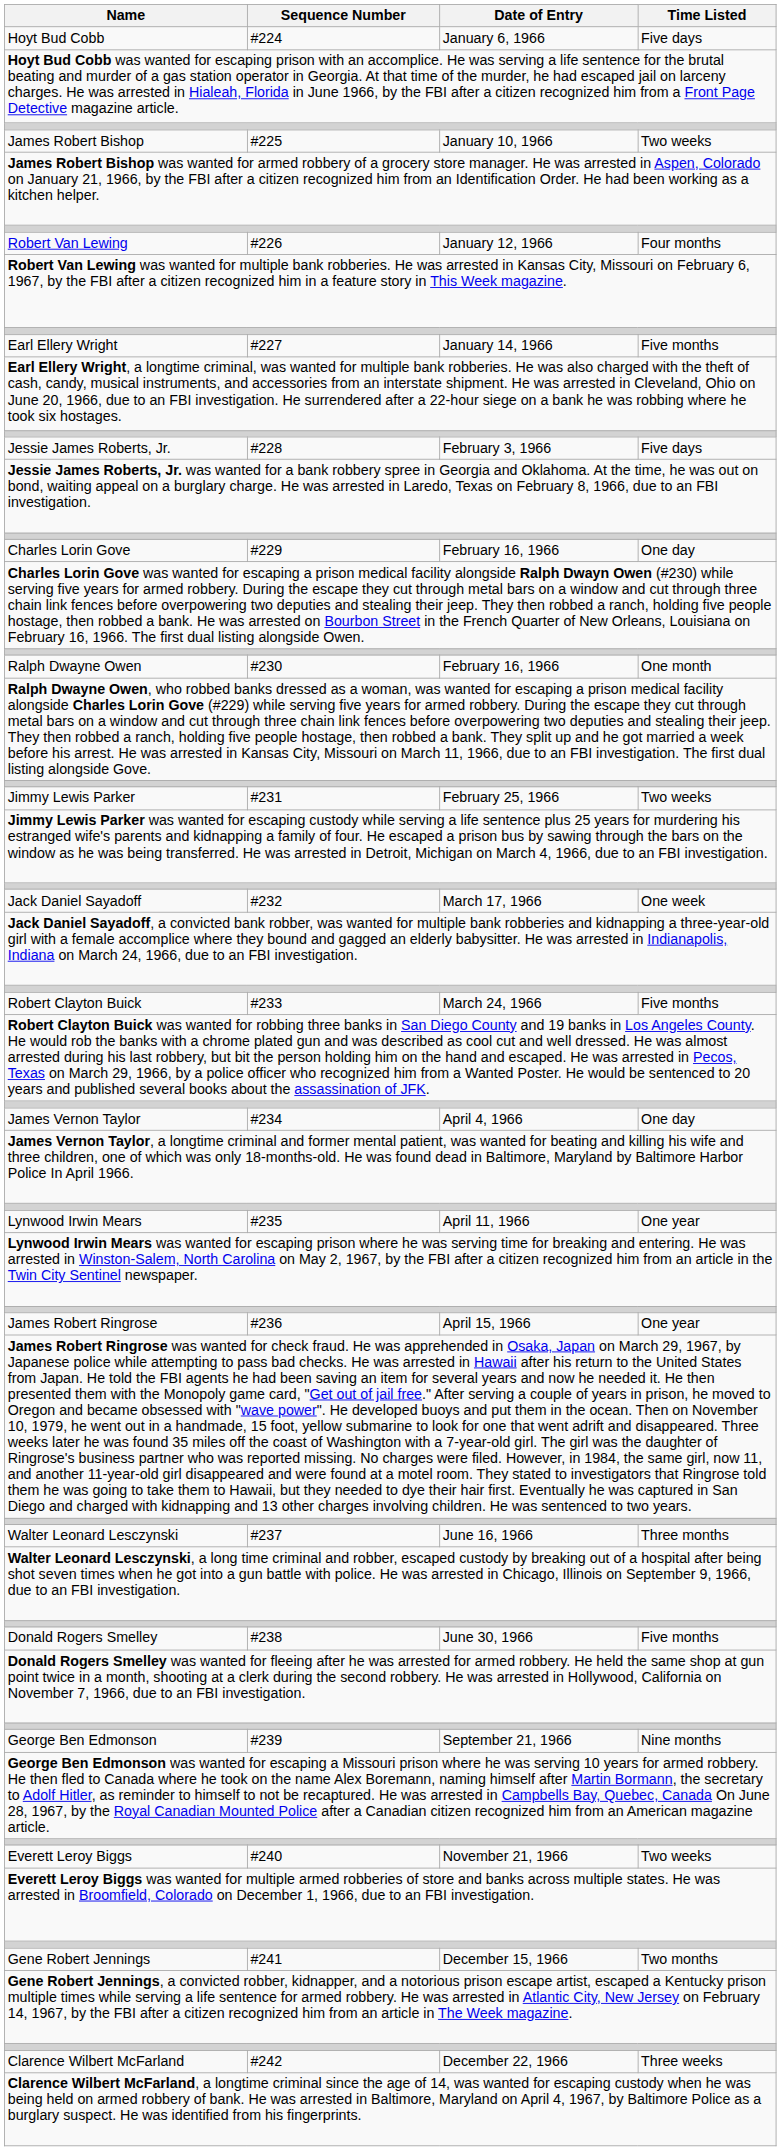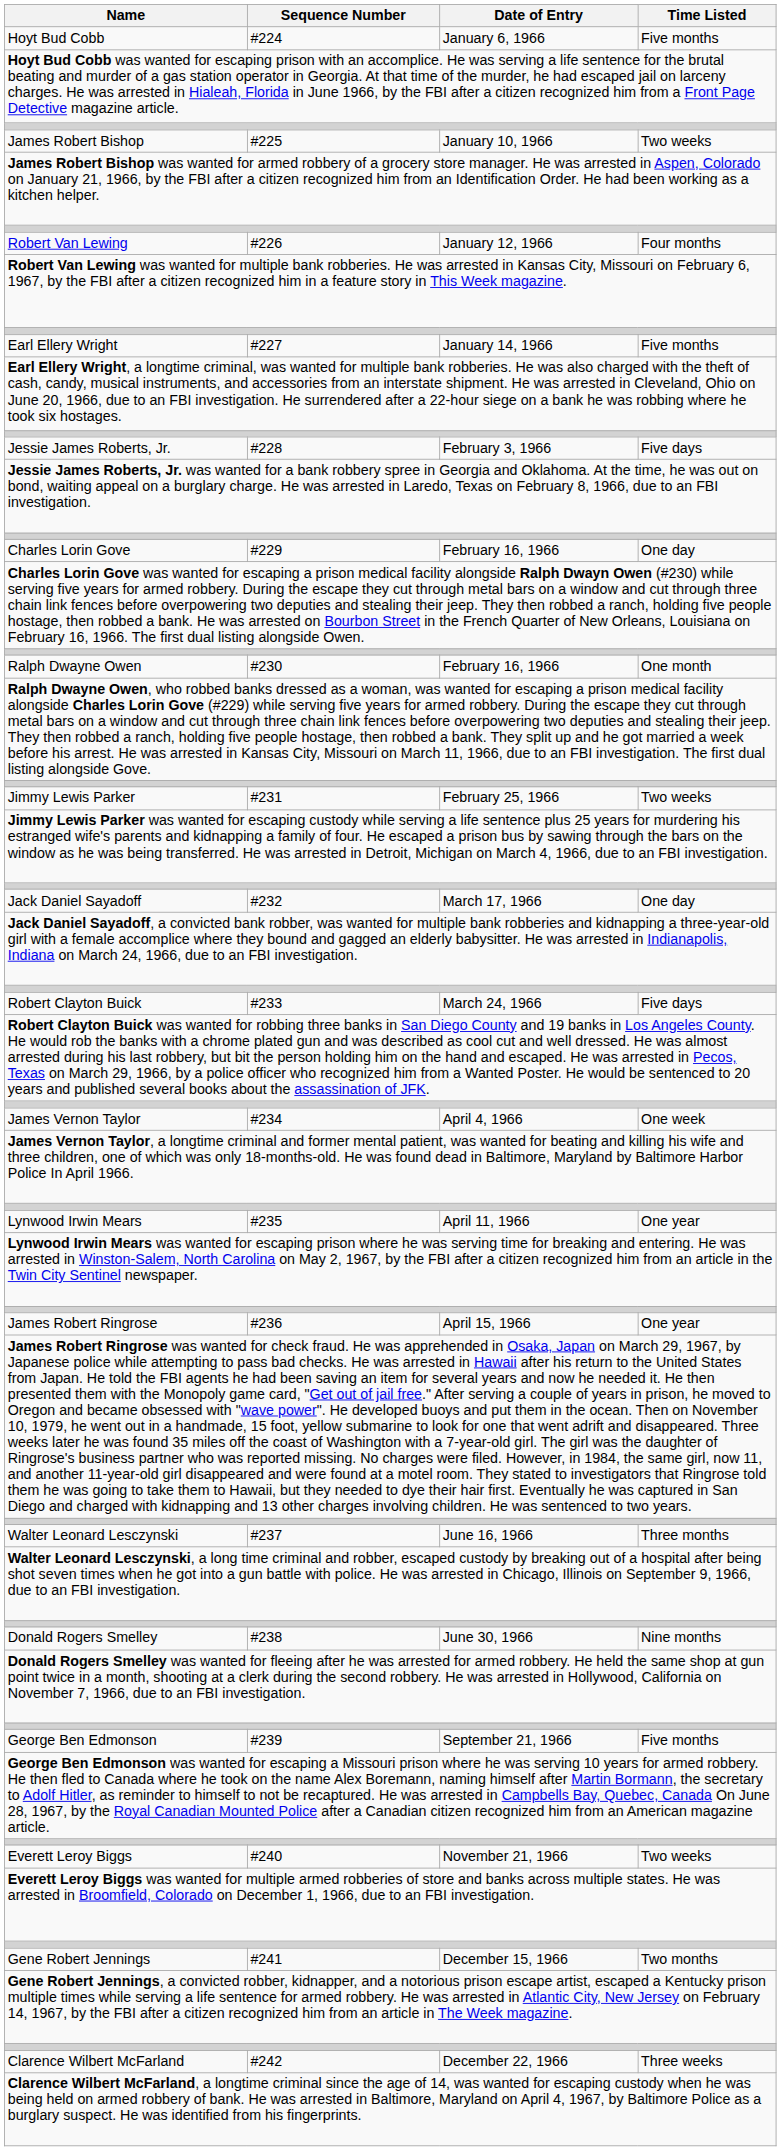(672, 38) Five days -> (680, 38) Five months
(673, 900) One week -> (668, 900) One day
(680, 1003) Five months -> (672, 1003) Five days
(668, 1119) One day -> (673, 1119) One week
(680, 1638) Five months -> (681, 1638) Nine months
(681, 1740) Nine months -> (680, 1740) Five months
